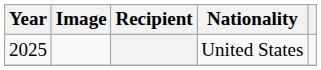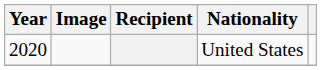(28, 49) 2025 -> (28, 49) 2020
